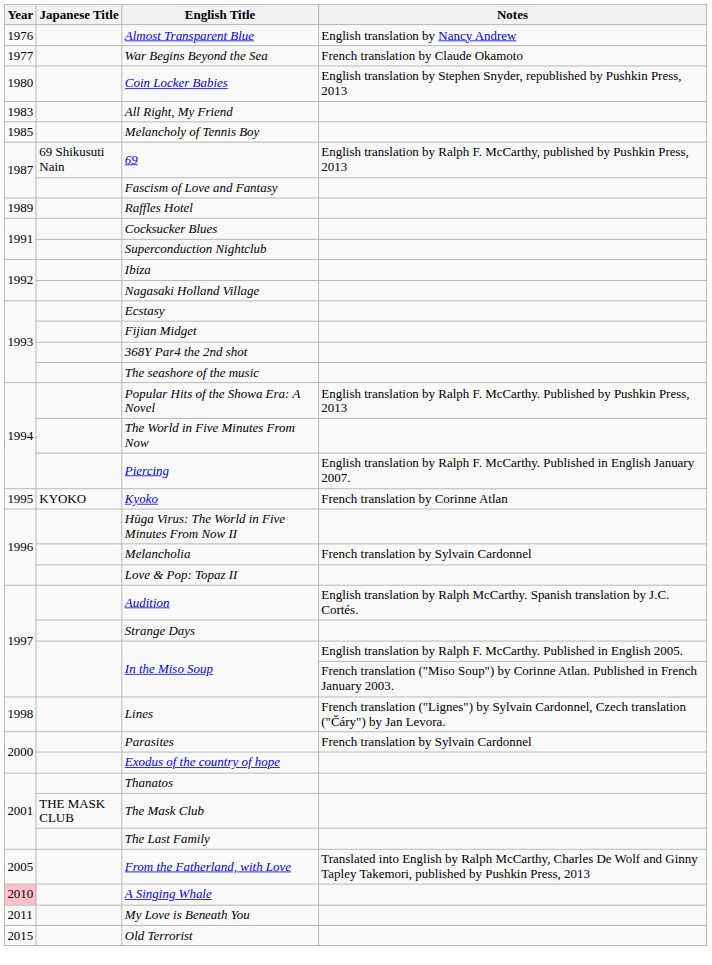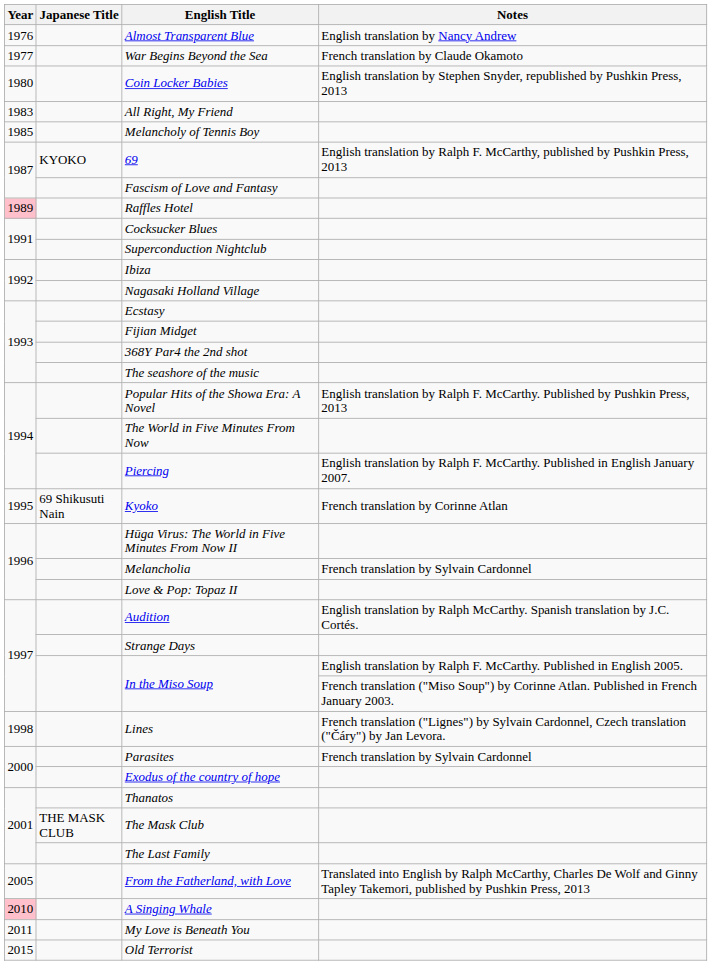(72, 159) 69 Shikusuti Nain -> (63, 159) KYOKO
(20, 208) no background -> (20, 208) pink background
(63, 498) KYOKO -> (72, 506) 69 Shikusuti Nain
